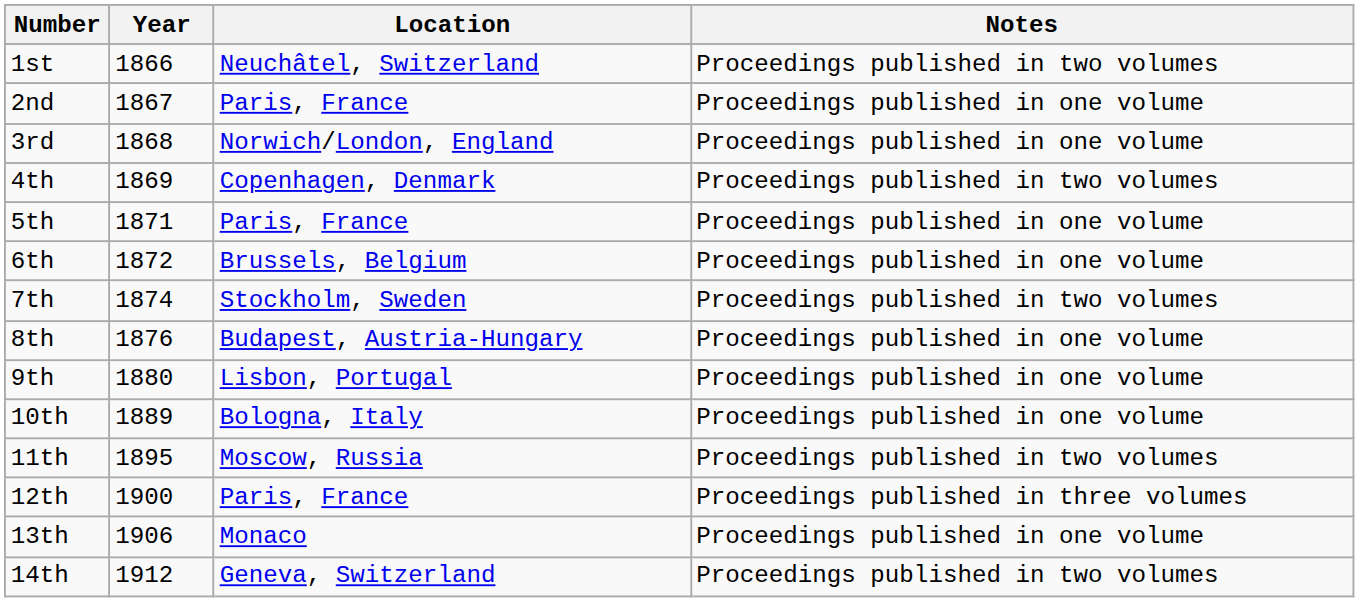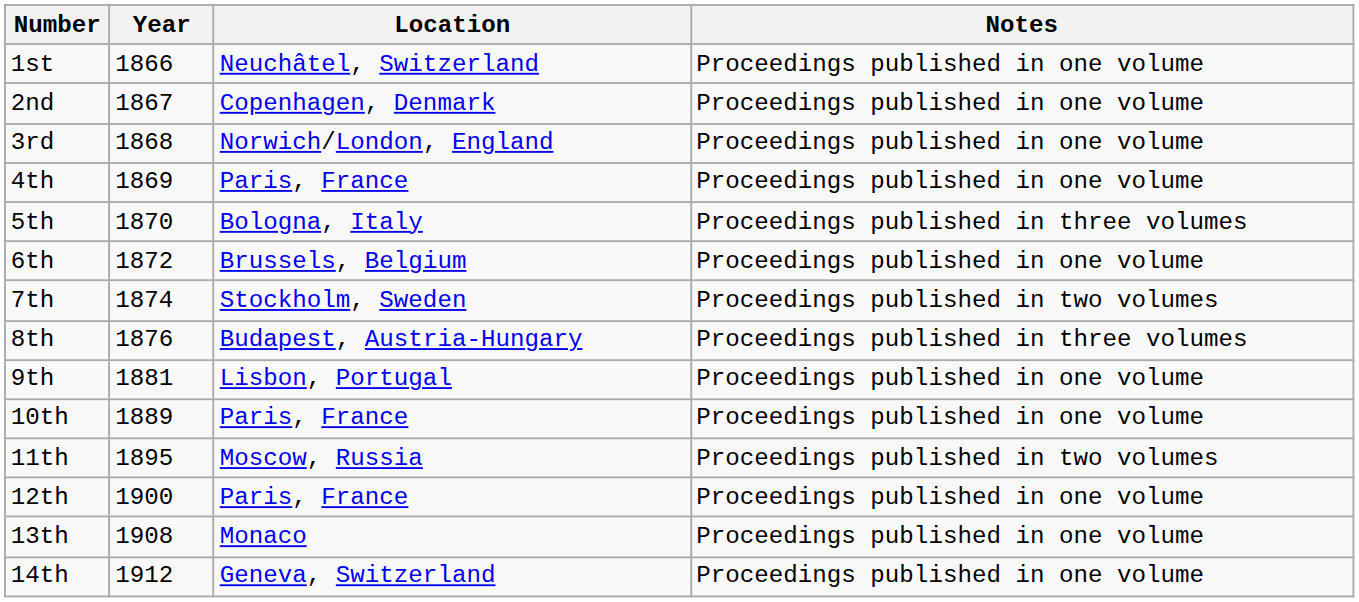(957, 64) Proceedings published in two volumes -> (950, 64) Proceedings published in one volume
(314, 103) Paris, France -> (358, 103) Copenhagen, Denmark
(358, 182) Copenhagen, Denmark -> (314, 182) Paris, France
(957, 182) Proceedings published in two volumes -> (950, 182) Proceedings published in one volume
(144, 222) 1871 -> (144, 222) 1870
(314, 222) Paris, France -> (321, 222) Bologna, Italy
(950, 222) Proceedings published in one volume -> (972, 222) Proceedings published in three volumes
(950, 340) Proceedings published in one volume -> (972, 340) Proceedings published in three volumes
(144, 379) 1880 -> (144, 379) 1881
(321, 419) Bologna, Italy -> (314, 419) Paris, France
(972, 498) Proceedings published in three volumes -> (950, 498) Proceedings published in one volume
(144, 537) 1906 -> (144, 537) 1908
(957, 576) Proceedings published in two volumes -> (950, 576) Proceedings published in one volume
